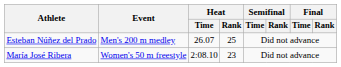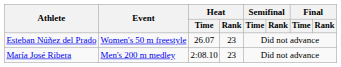(138, 40) Men's 200 m medley -> (143, 40) Women's 50 m freestyle
(232, 40) 25 -> (232, 40) 23
(143, 55) Women's 50 m freestyle -> (138, 55) Men's 200 m medley
